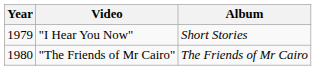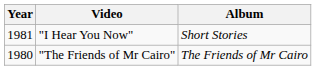(20, 34) 1979 -> (20, 34) 1981
